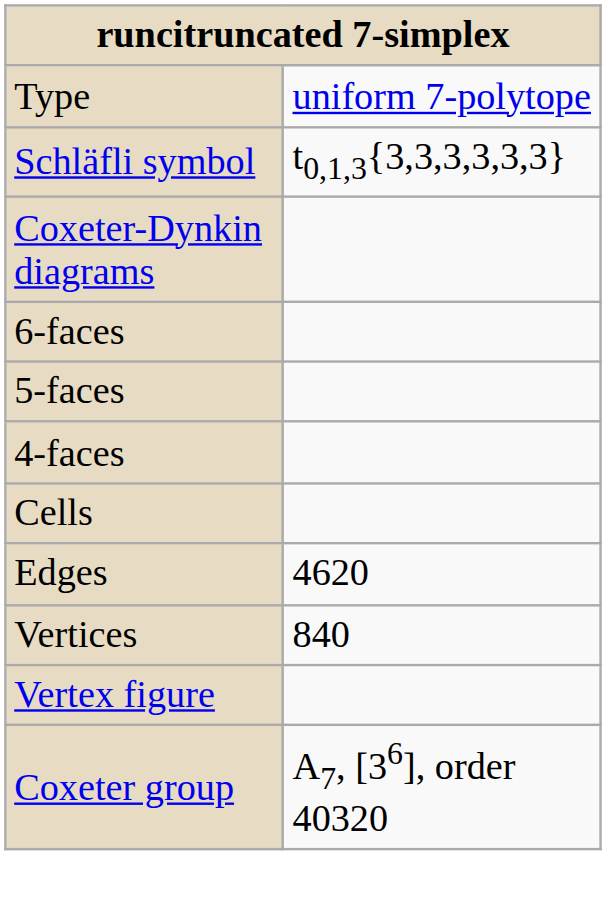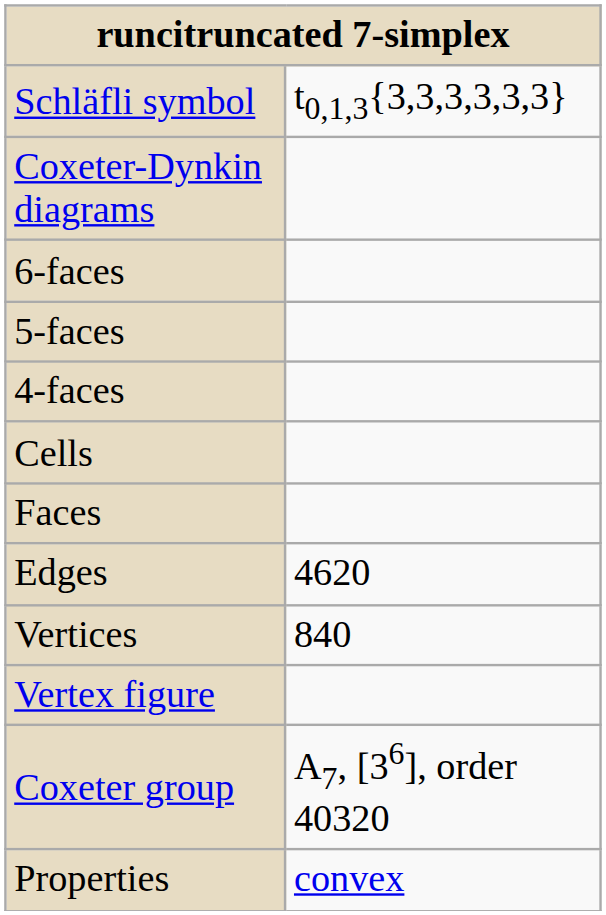- row: (52, 95)
+ row: (58, 512)
+ row: (92, 879)
